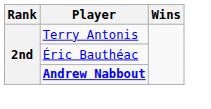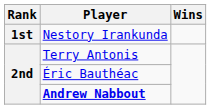+ row: (105, 34)
